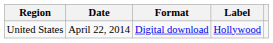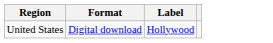- column: (99, 12)
